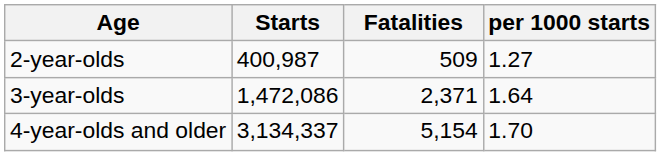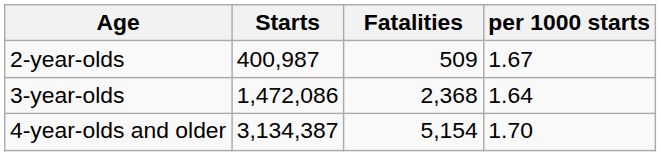(511, 58) 1.27 -> (511, 58) 1.67
(449, 95) 2,371 -> (449, 95) 2,368
(288, 131) 3,134,337 -> (288, 131) 3,134,387
